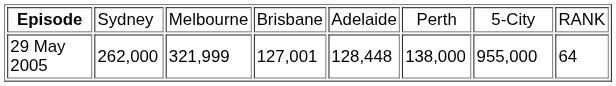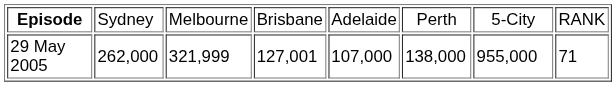(362, 56) 128,448 -> (362, 56) 107,000
(568, 56) 64 -> (568, 56) 71
